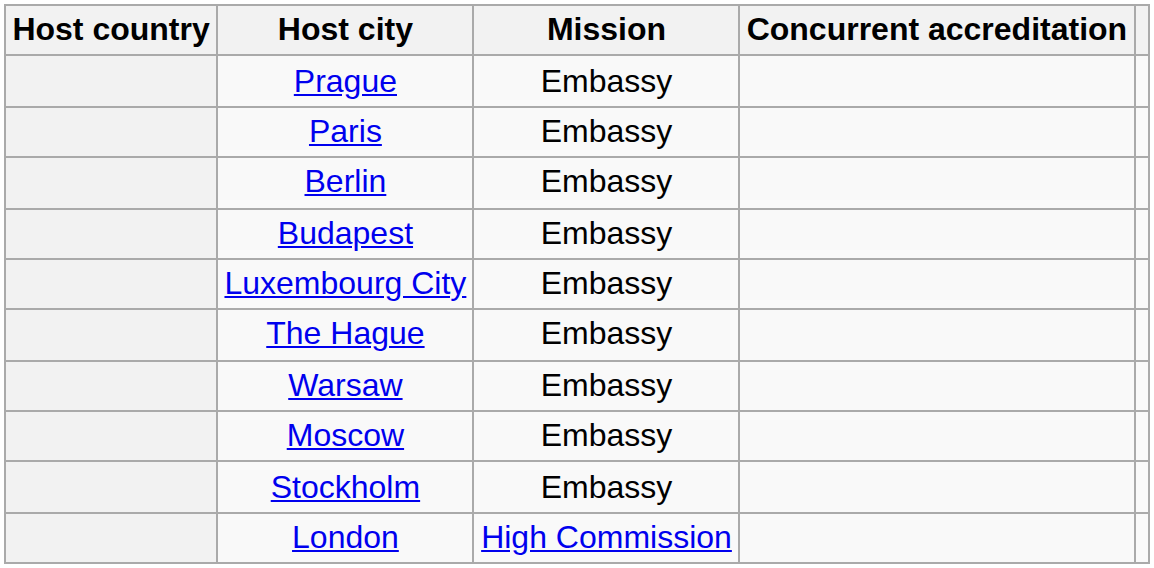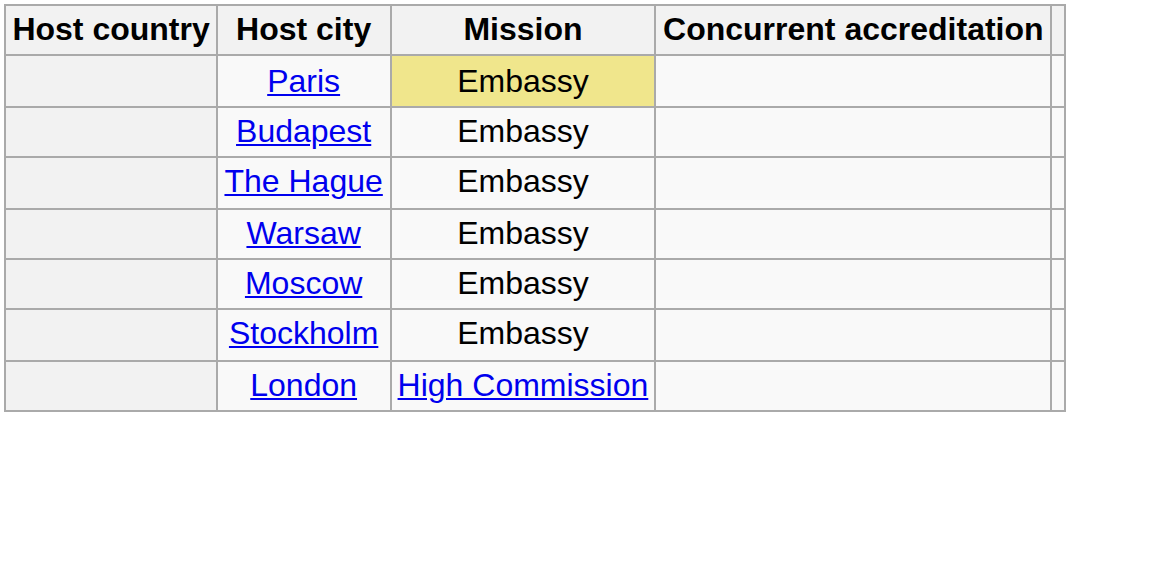- row: (345, 80)
(606, 131) no background -> (523, 80) khaki background
- row: (345, 182)
- row: (345, 283)
